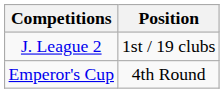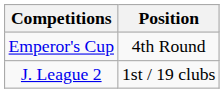rows swapped: (61, 46) <-> (61, 74)
